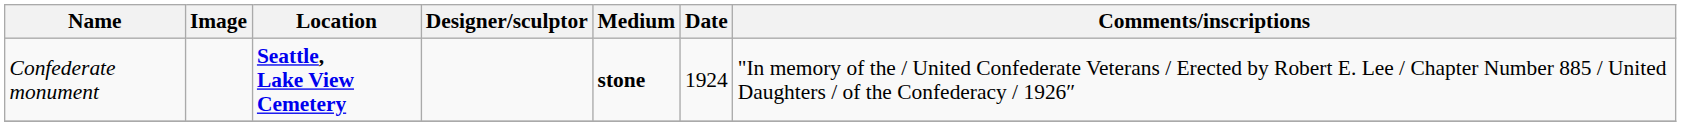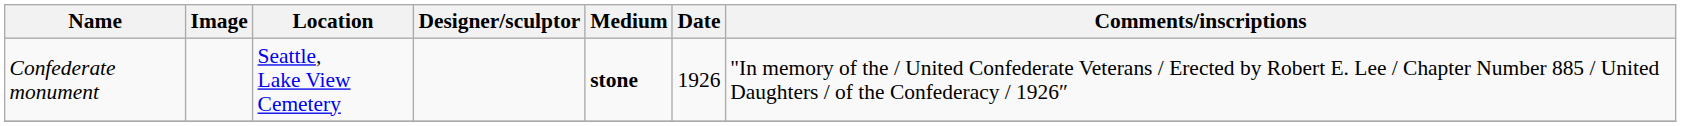(305, 79) bold -> (304, 79) normal
(706, 79) 1924 -> (699, 79) 1926
